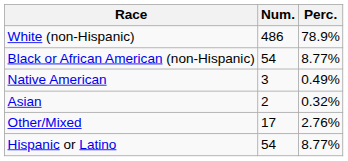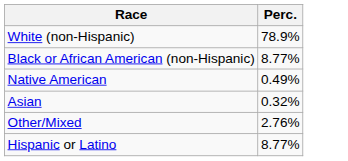- column: (278, 15)
